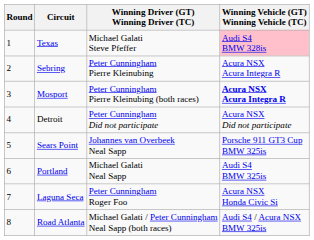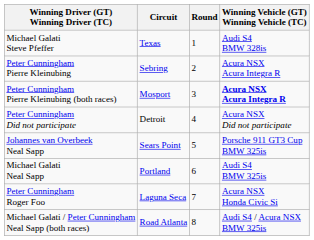columns swapped: (20, 17) <-> (153, 17)
(244, 43) pink background -> (244, 43) no background
